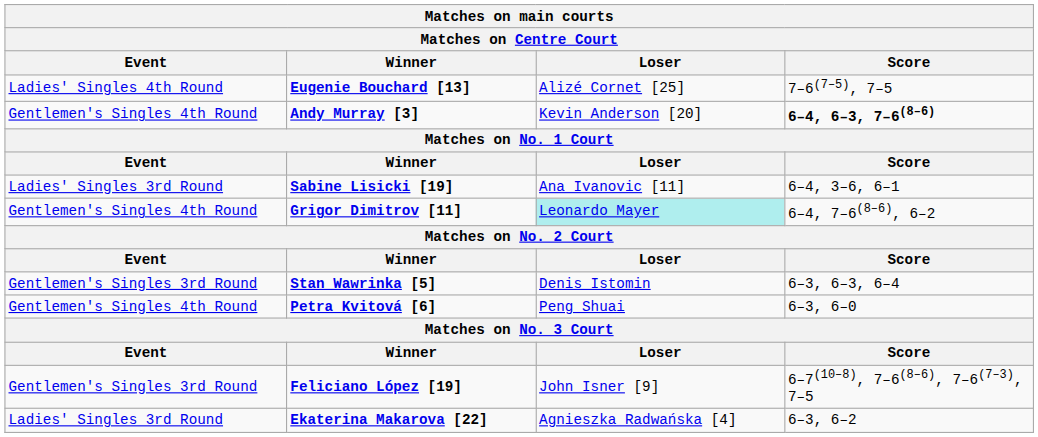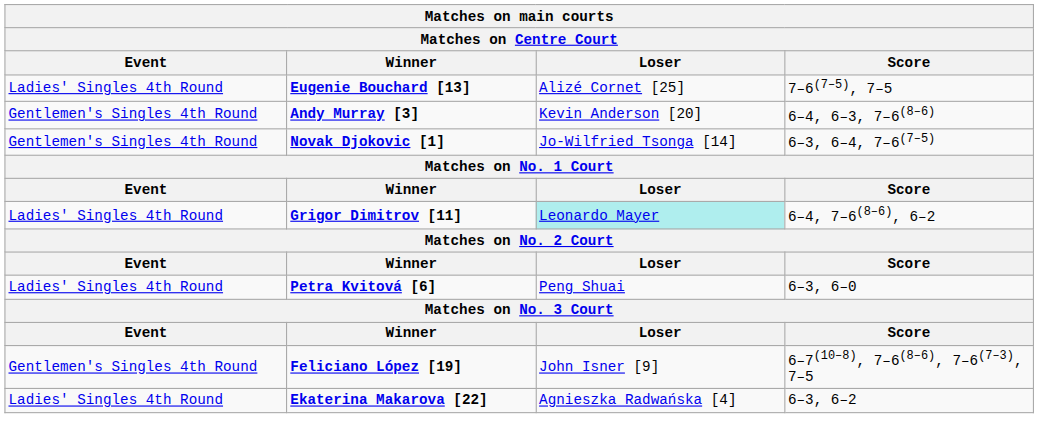(862, 115) bold -> (862, 115) normal
+ row: (368, 142)
- row: (372, 187)
(133, 212) Gentlemen's Singles 4th Round -> (116, 215) Ladies' Singles 4th Round
- row: (363, 284)
(133, 307) Gentlemen's Singles 4th Round -> (116, 287) Ladies' Singles 4th Round
(133, 387) Gentlemen's Singles 3rd Round -> (133, 367) Gentlemen's Singles 4th Round
(116, 420) Ladies' Singles 3rd Round -> (116, 401) Ladies' Singles 4th Round
